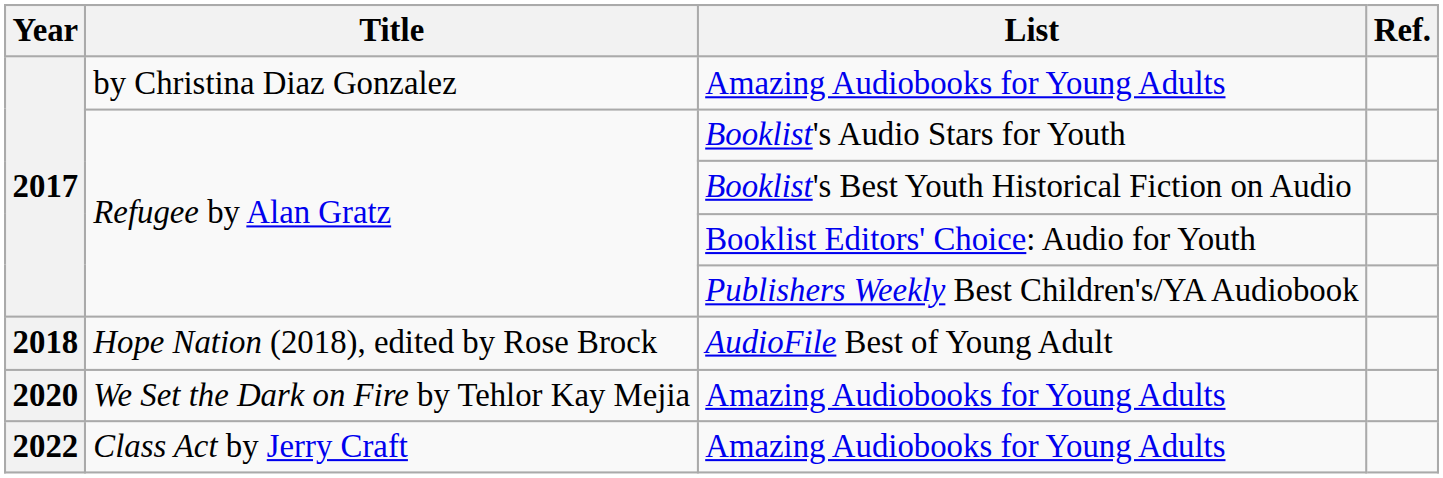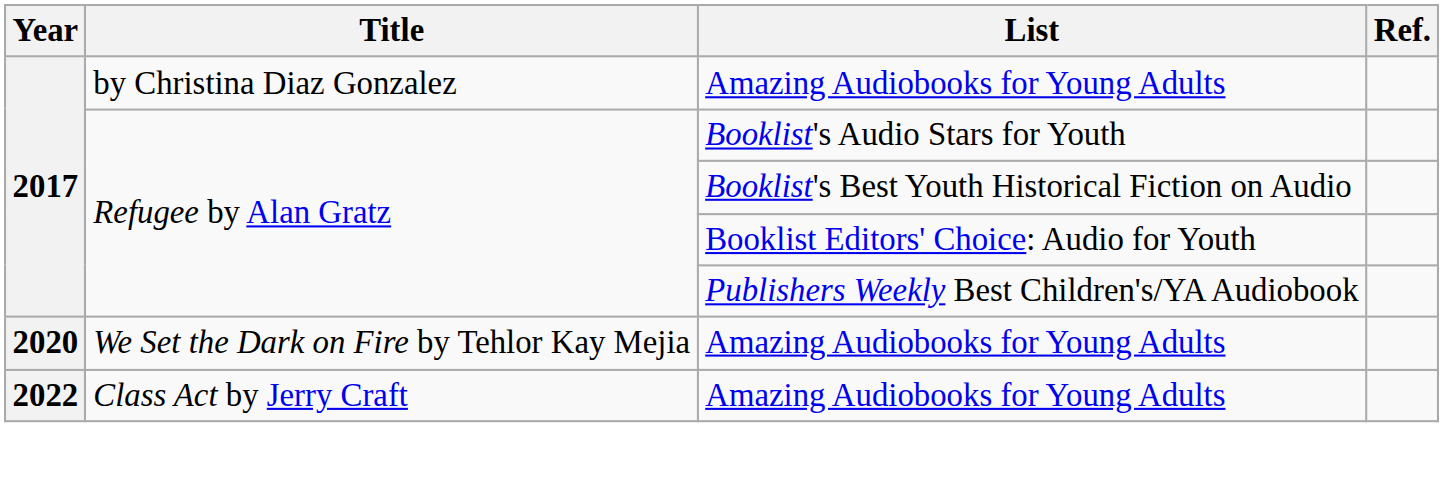- row: (375, 342)
